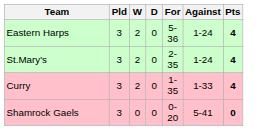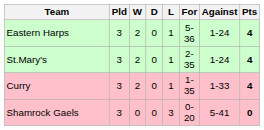+ column: (171, 12)
